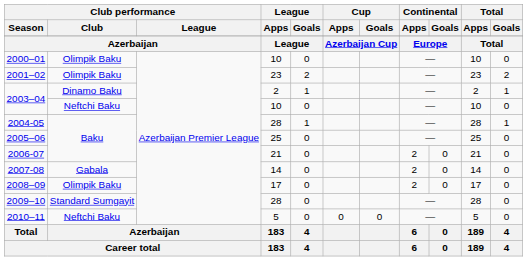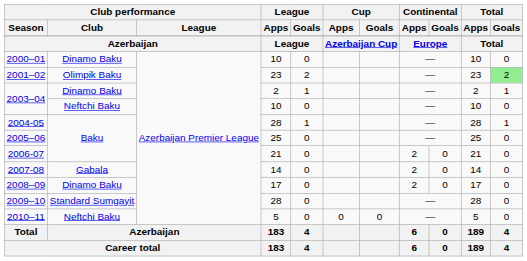(92, 59) Olimpik Baku -> (92, 59) Dinamo Baku
(506, 75) no background -> (506, 75) lightgreen background
(92, 185) Olimpik Baku -> (92, 185) Dinamo Baku
